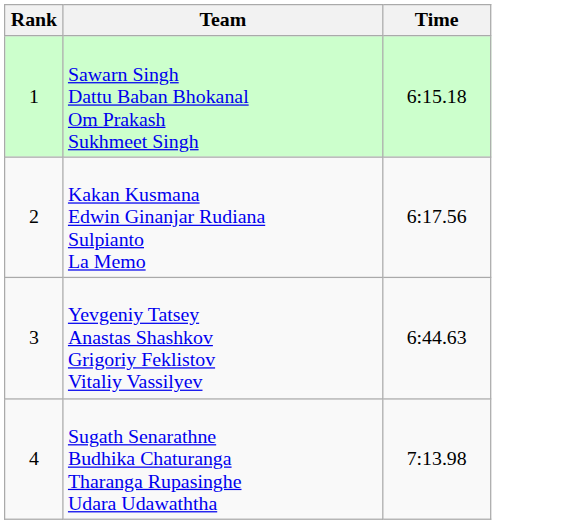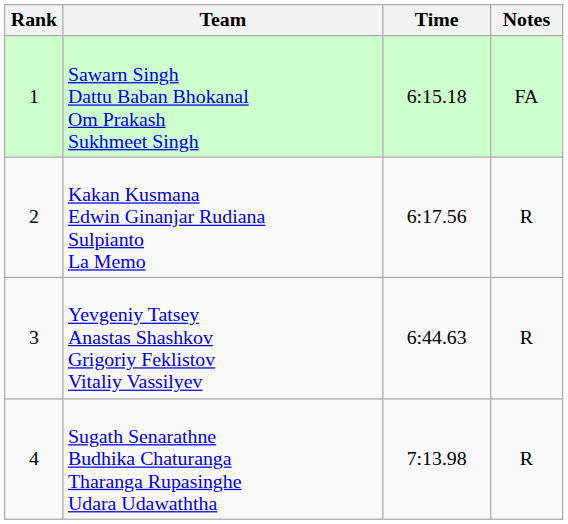+ column: (526, 20)
